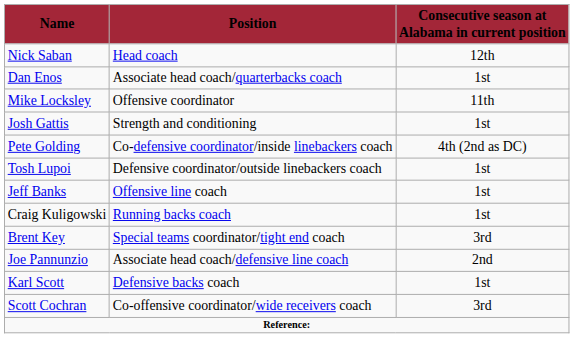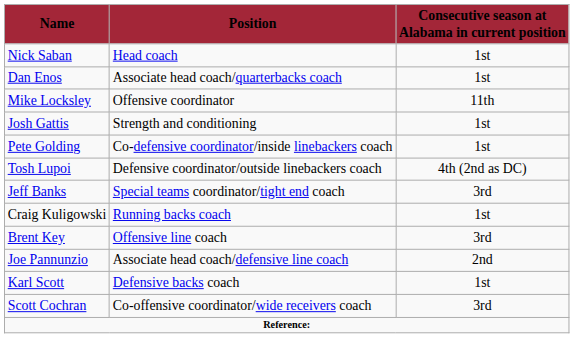(482, 55) 12th -> (482, 55) 1st
(482, 146) 4th (2nd as DC) -> (482, 146) 1st
(482, 169) 1st -> (482, 169) 4th (2nd as DC)
(170, 192) Offensive line coach -> (229, 192) Special teams coordinator/tight end coach
(482, 192) 1st -> (482, 192) 3rd
(229, 237) Special teams coordinator/tight end coach -> (170, 237) Offensive line coach
